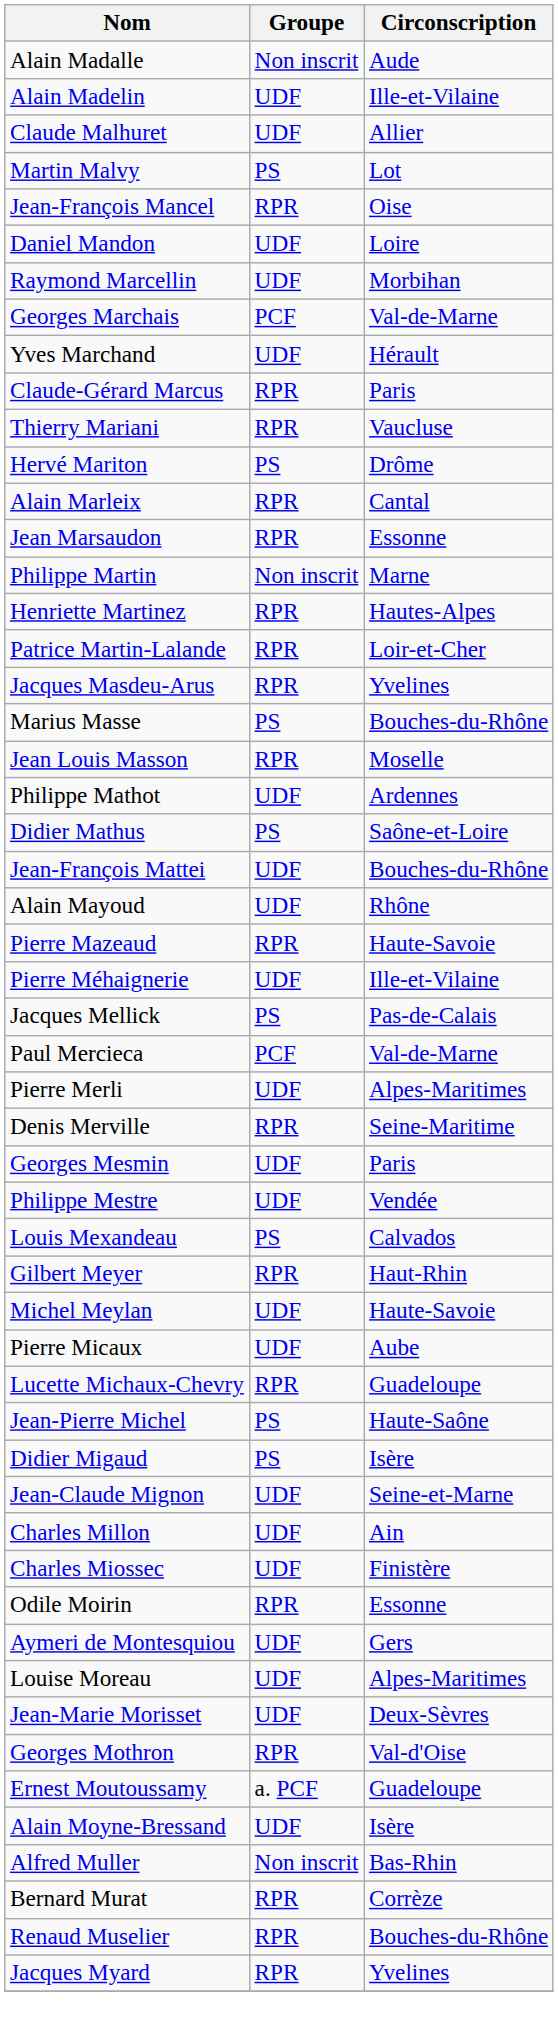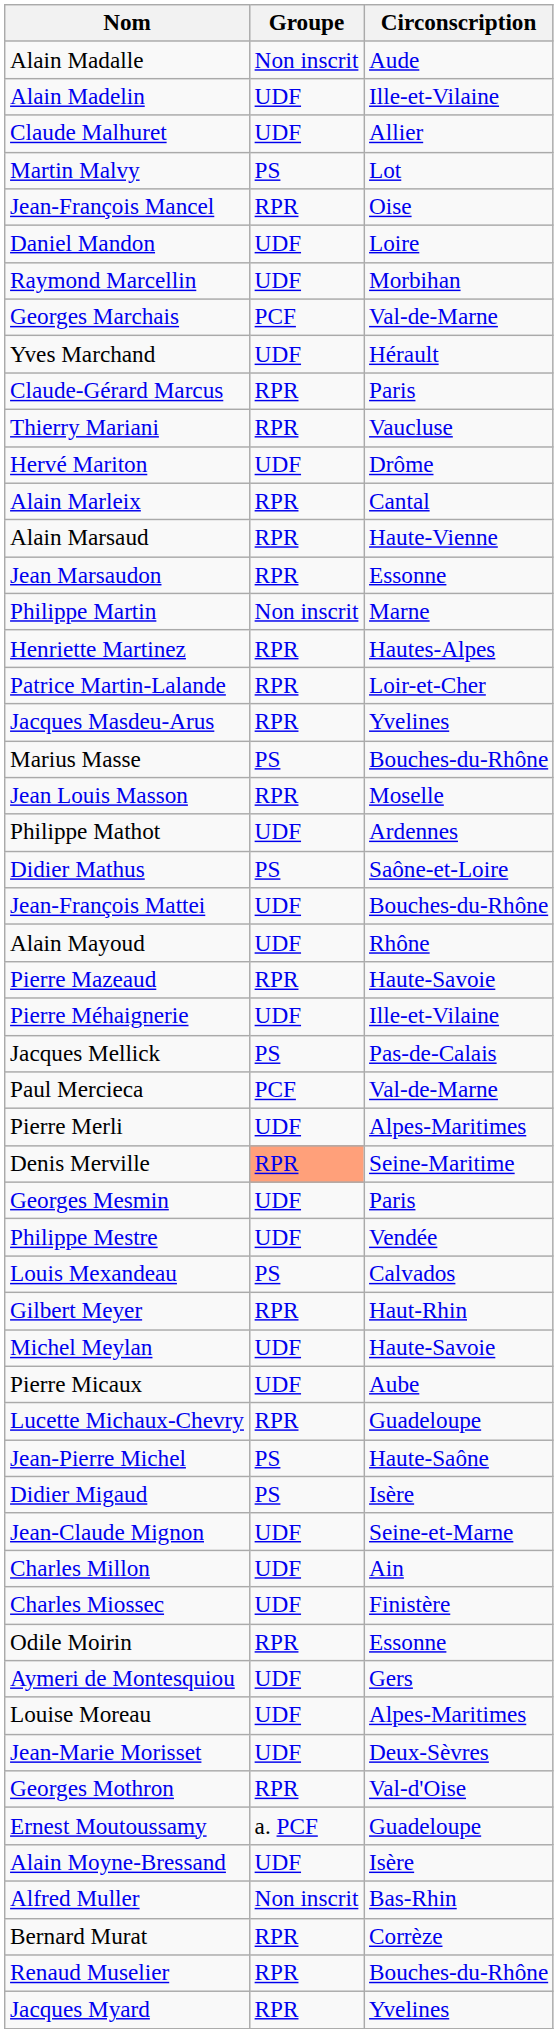(268, 464) PS -> (278, 464) UDF
+ row: (79, 538)
(277, 1126) no background -> (277, 1163) lightsalmon background
